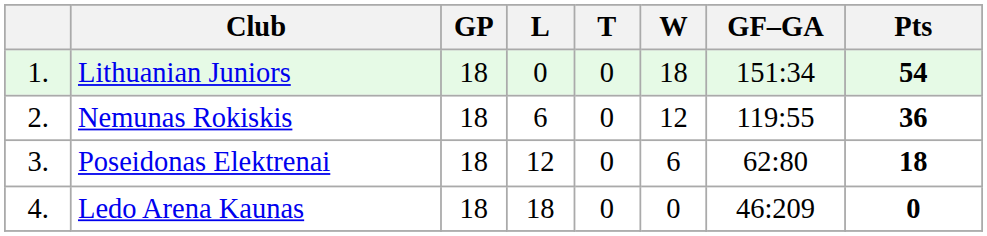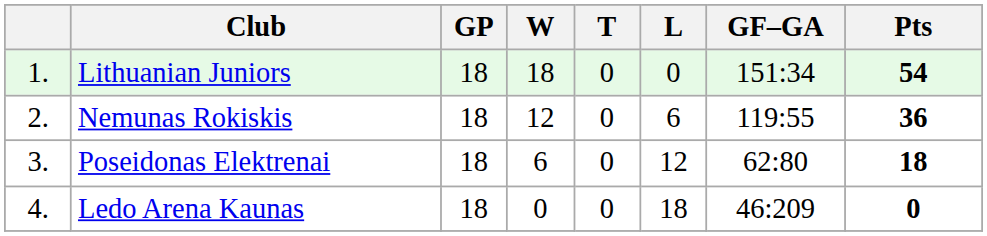columns swapped: (673, 27) <-> (540, 27)
